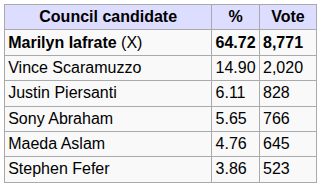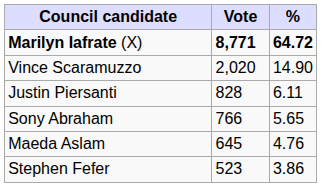columns swapped: (288, 17) <-> (236, 17)
